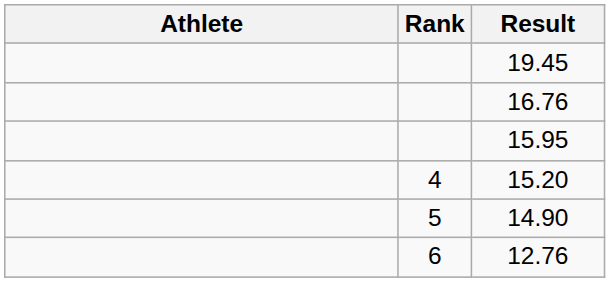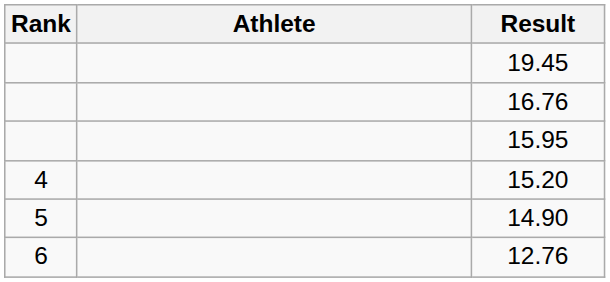columns swapped: (435, 23) <-> (202, 23)
